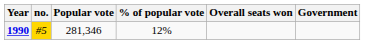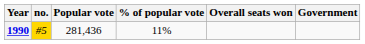(84, 30) 281,346 -> (84, 30) 281,436
(162, 30) 12% -> (162, 30) 11%
